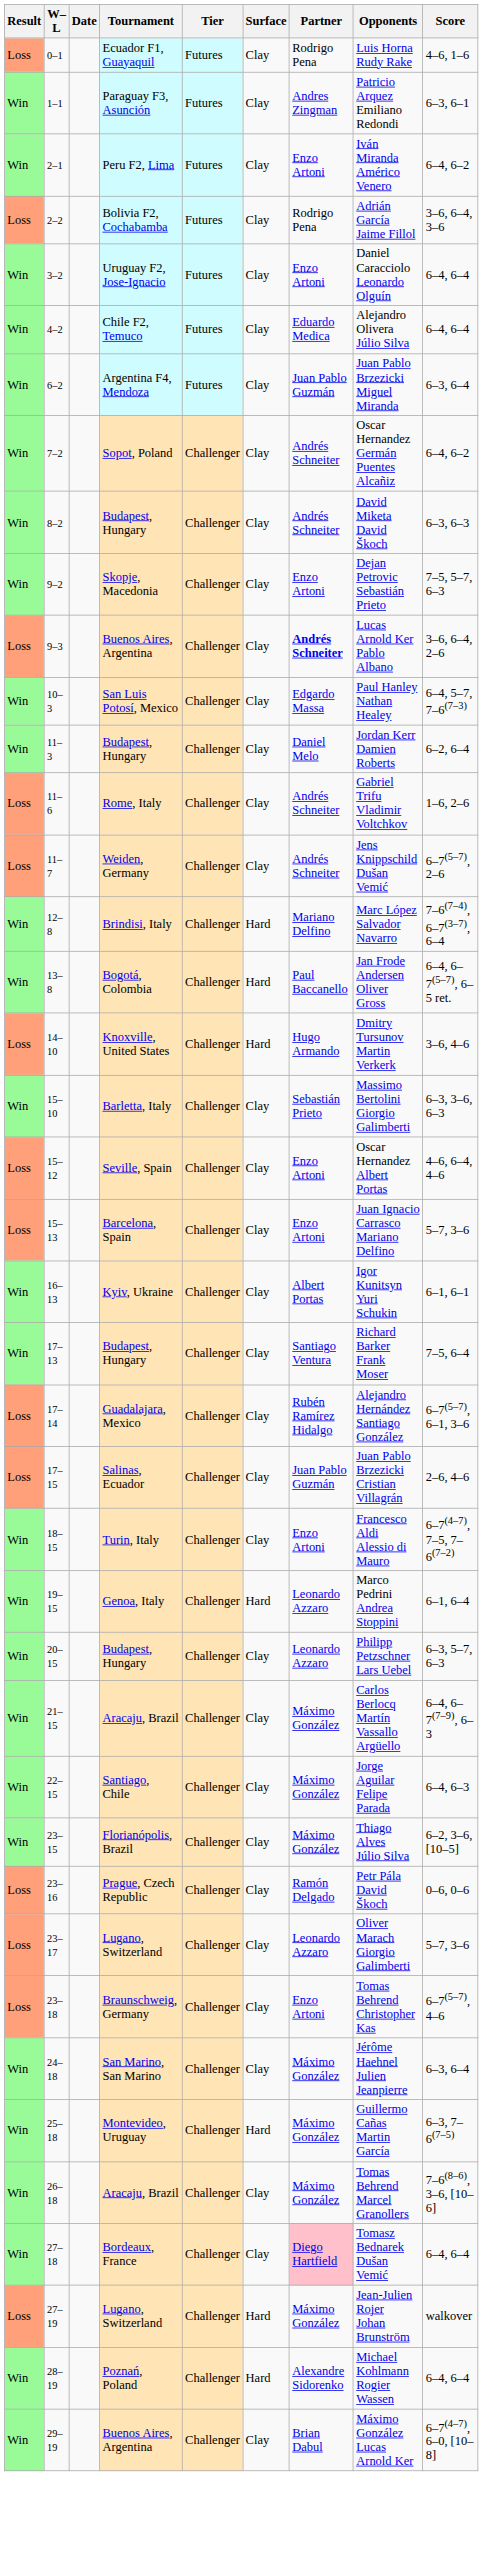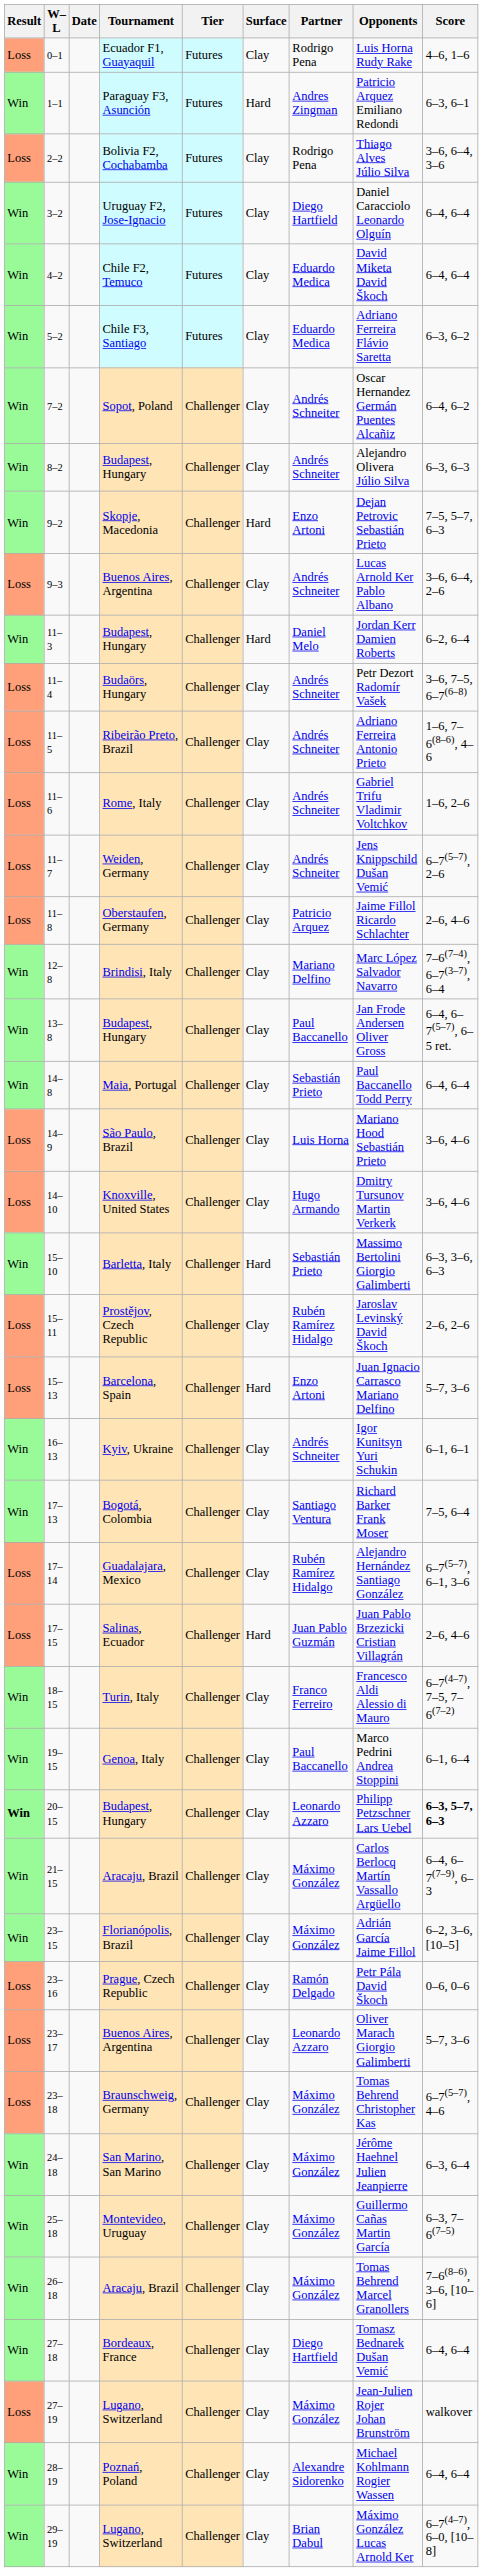(257, 103) Clay -> (258, 103) Hard
- row: (55, 165)
(386, 219) Adrián García Jaime Fillol -> (383, 158) Thiago Alves Júlio Silva
(309, 274) Enzo Artoni -> (315, 212) Diego Hartfield
(383, 329) Alejandro Olivera Júlio Silva -> (374, 274) David Miketa David Škoch
+ row: (55, 337)
- row: (55, 385)
(374, 522) David Miketa David Škoch -> (383, 467) Alejandro Olivera Júlio Silva
(257, 584) Clay -> (258, 522) Hard
(318, 646) bold -> (316, 584) normal
- row: (55, 701)
(257, 749) Clay -> (258, 639) Hard
+ row: (55, 687)
+ row: (55, 742)
+ row: (55, 921)
(258, 924) Hard -> (257, 972) Clay
(127, 982) Bogotá, Colombia -> (127, 1030) Budapest, Hungary
(258, 982) Hard -> (257, 1030) Clay
+ row: (55, 1085)
+ row: (55, 1140)
(258, 1044) Hard -> (257, 1201) Clay
(257, 1106) Clay -> (258, 1263) Hard
+ row: (55, 1326)
- row: (55, 1168)
(257, 1230) Clay -> (258, 1387) Hard
(308, 1291) Albert Portas -> (316, 1449) Andrés Schneiter
(127, 1353) Budapest, Hungary -> (127, 1511) Bogotá, Colombia
(257, 1477) Clay -> (258, 1635) Hard
(309, 1539) Enzo Artoni -> (312, 1697) Franco Ferreiro
(258, 1601) Hard -> (257, 1759) Clay
(316, 1601) Leonardo Azzaro -> (320, 1759) Paul Baccanello
(18, 1656) normal -> (19, 1814) bold
(449, 1656) normal -> (449, 1814) bold
- row: (55, 1788)
(383, 1842) Thiago Alves Júlio Silva -> (386, 1937) Adrián García Jaime Fillol
(132, 1944) Lugano, Switzerland -> (138, 2040) Buenos Aires, Argentina
(309, 2006) Enzo Artoni -> (316, 2102) Máximo González
(258, 2130) Hard -> (257, 2226) Clay
(315, 2254) pink background -> (315, 2350) no background
(258, 2316) Hard -> (257, 2412) Clay
(258, 2378) Hard -> (257, 2474) Clay
(138, 2440) Buenos Aires, Argentina -> (132, 2535) Lugano, Switzerland
